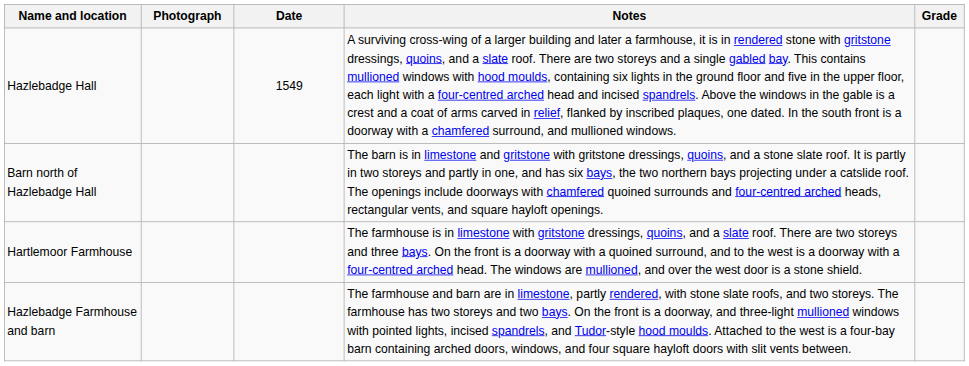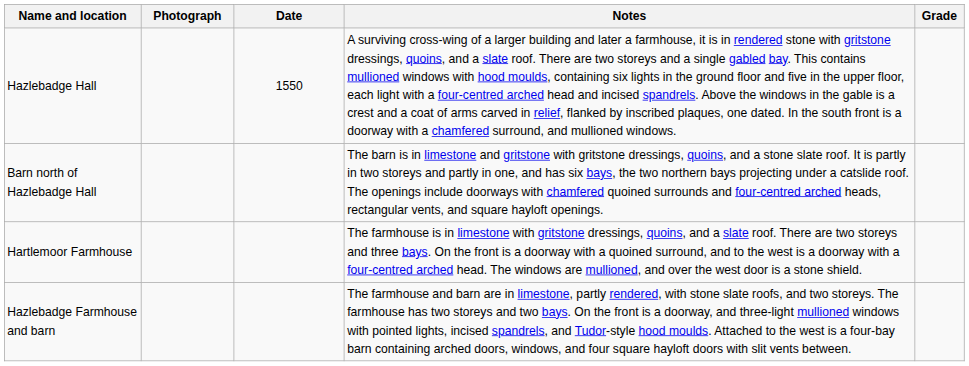(289, 85) 1549 -> (289, 85) 1550
